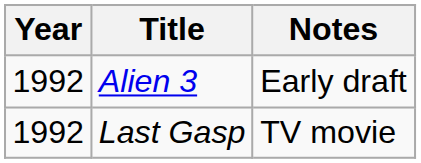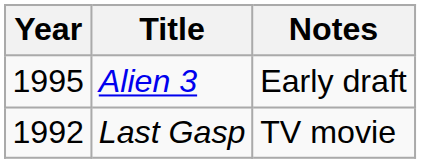(48, 81) 1992 -> (48, 81) 1995
